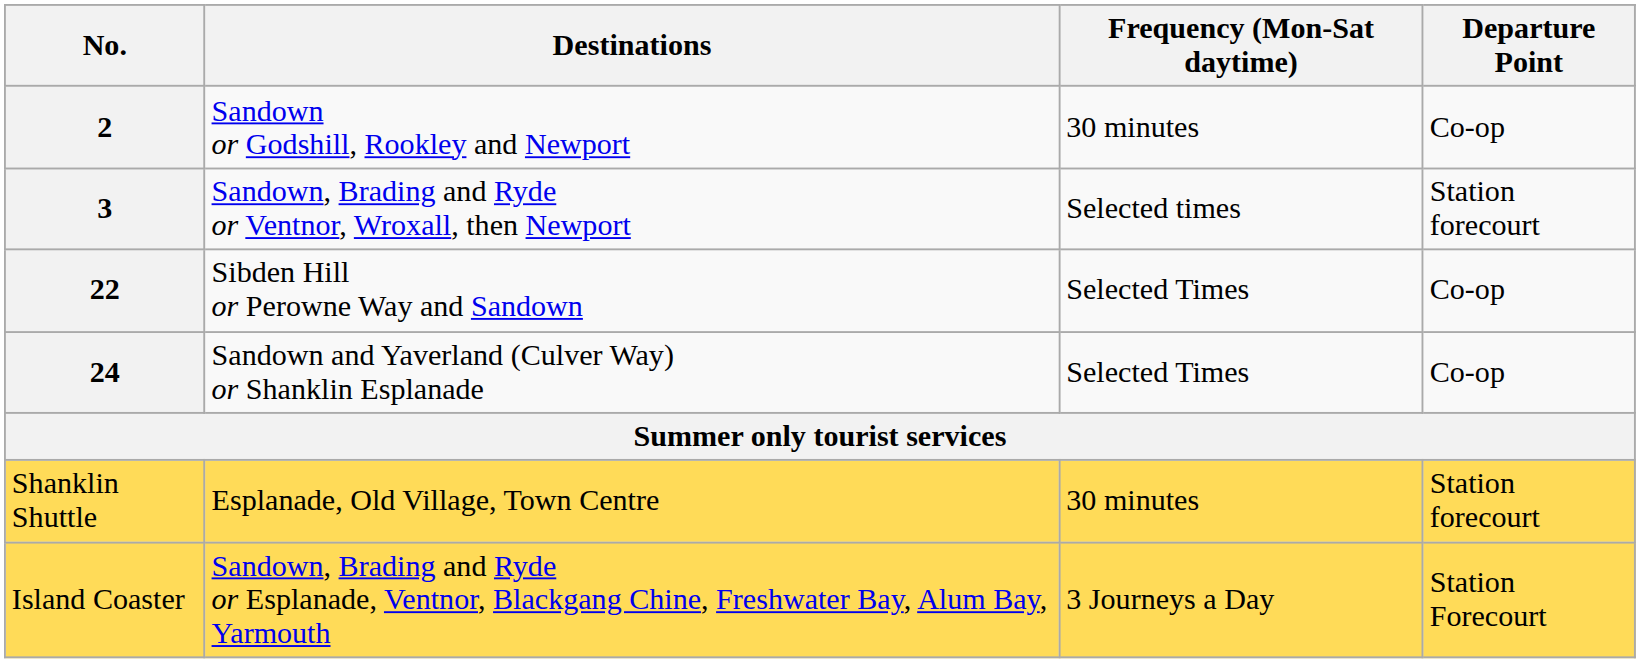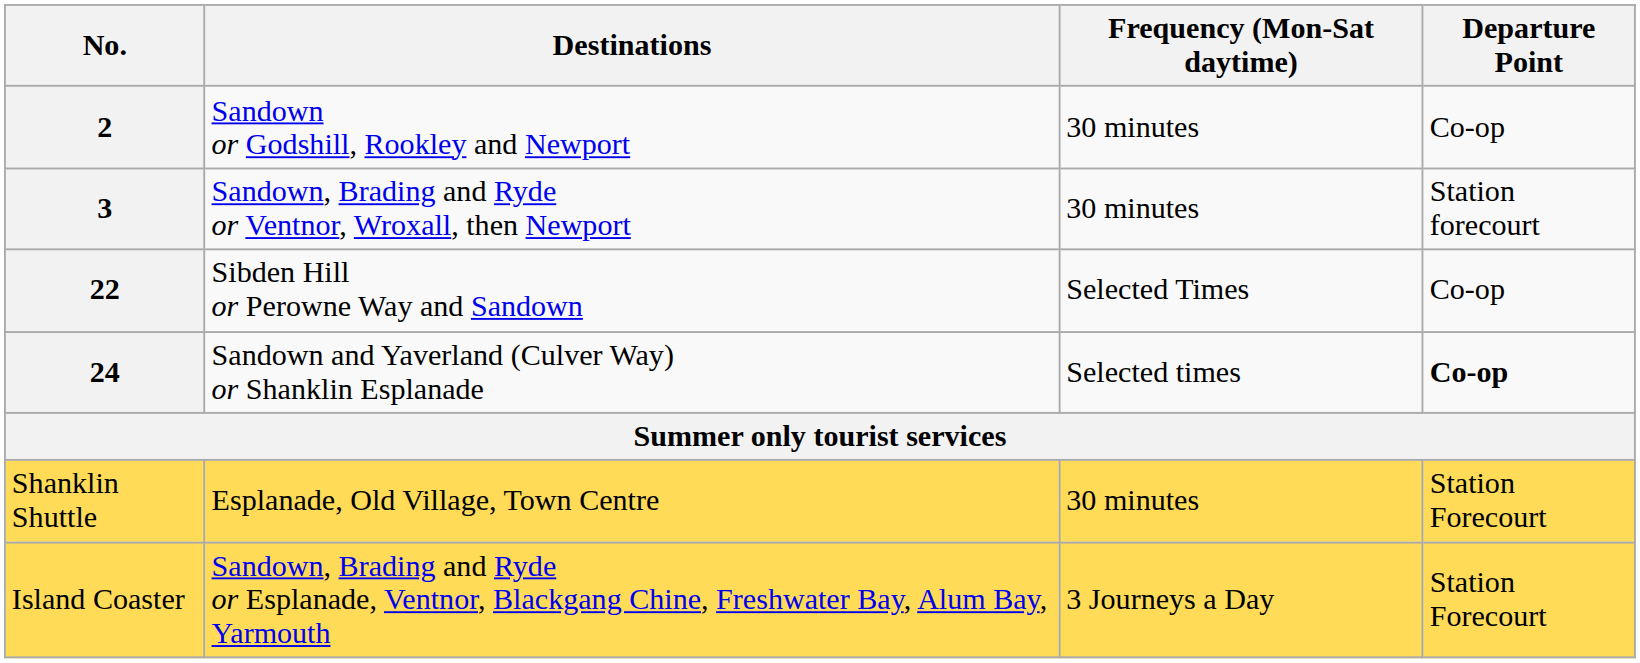(1154, 208) Selected times -> (1133, 208) 30 minutes
(1158, 371) Selected Times -> (1154, 371) Selected times
(1467, 371) normal -> (1469, 371) bold
(1485, 500) Station forecourt -> (1488, 500) Station Forecourt
